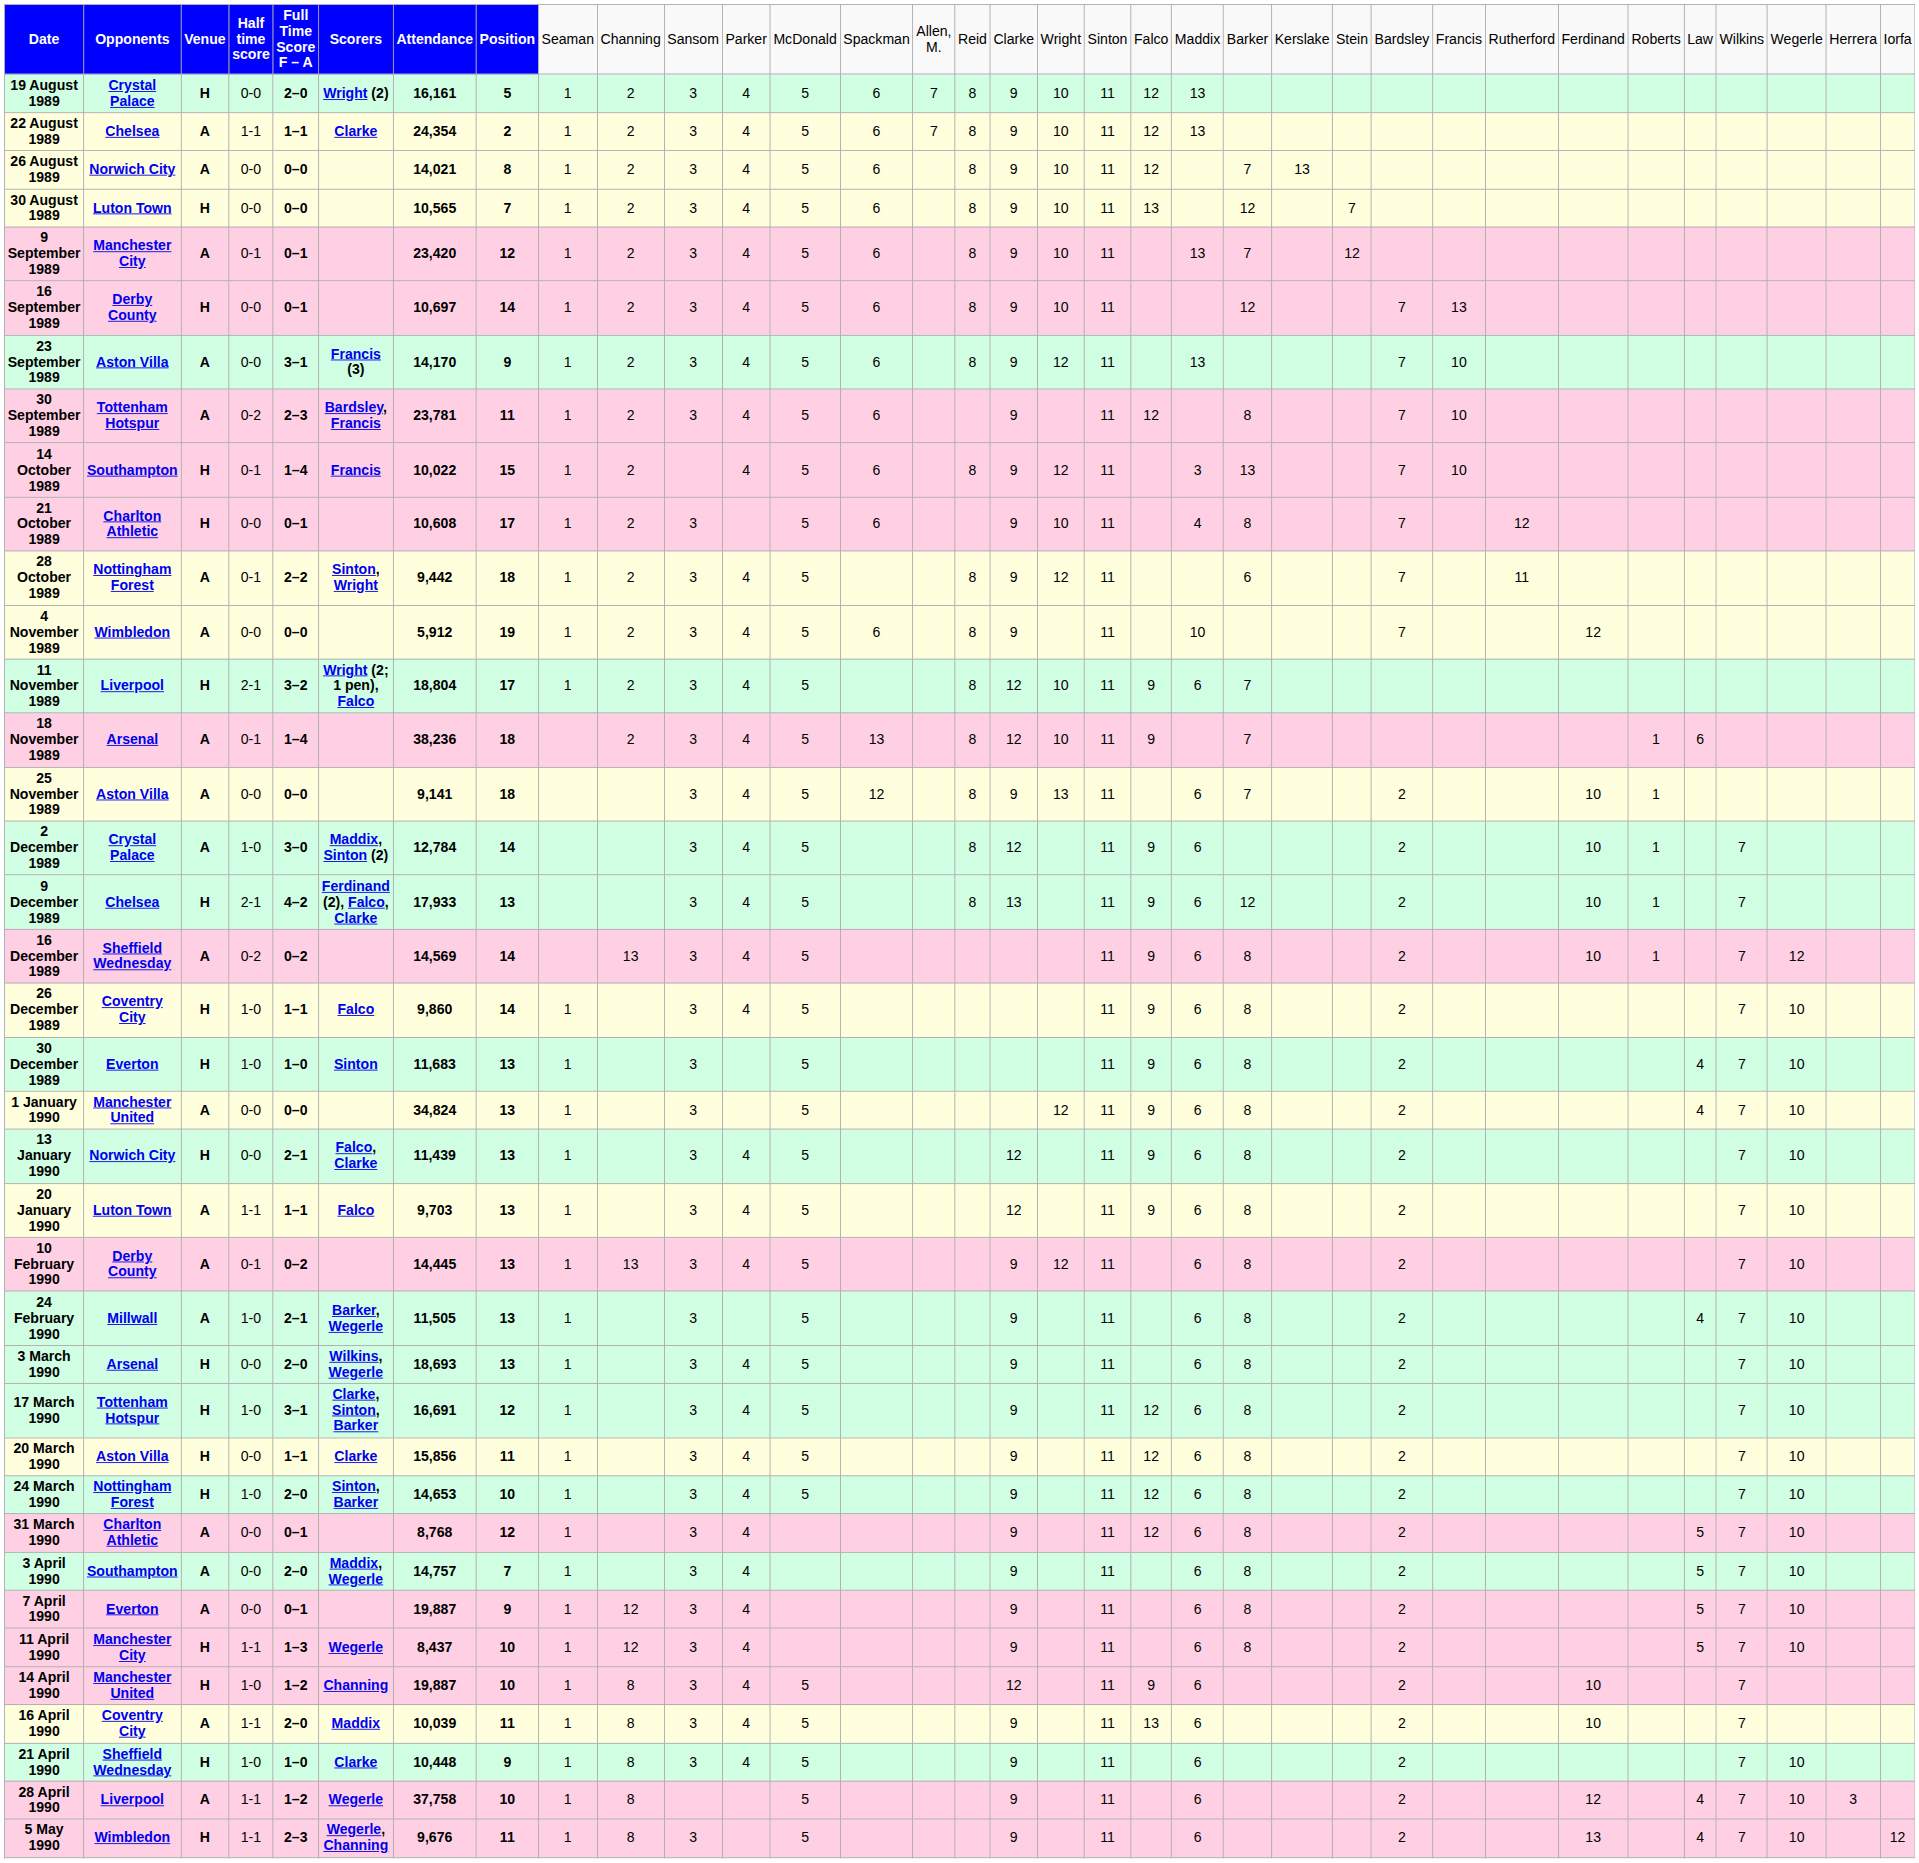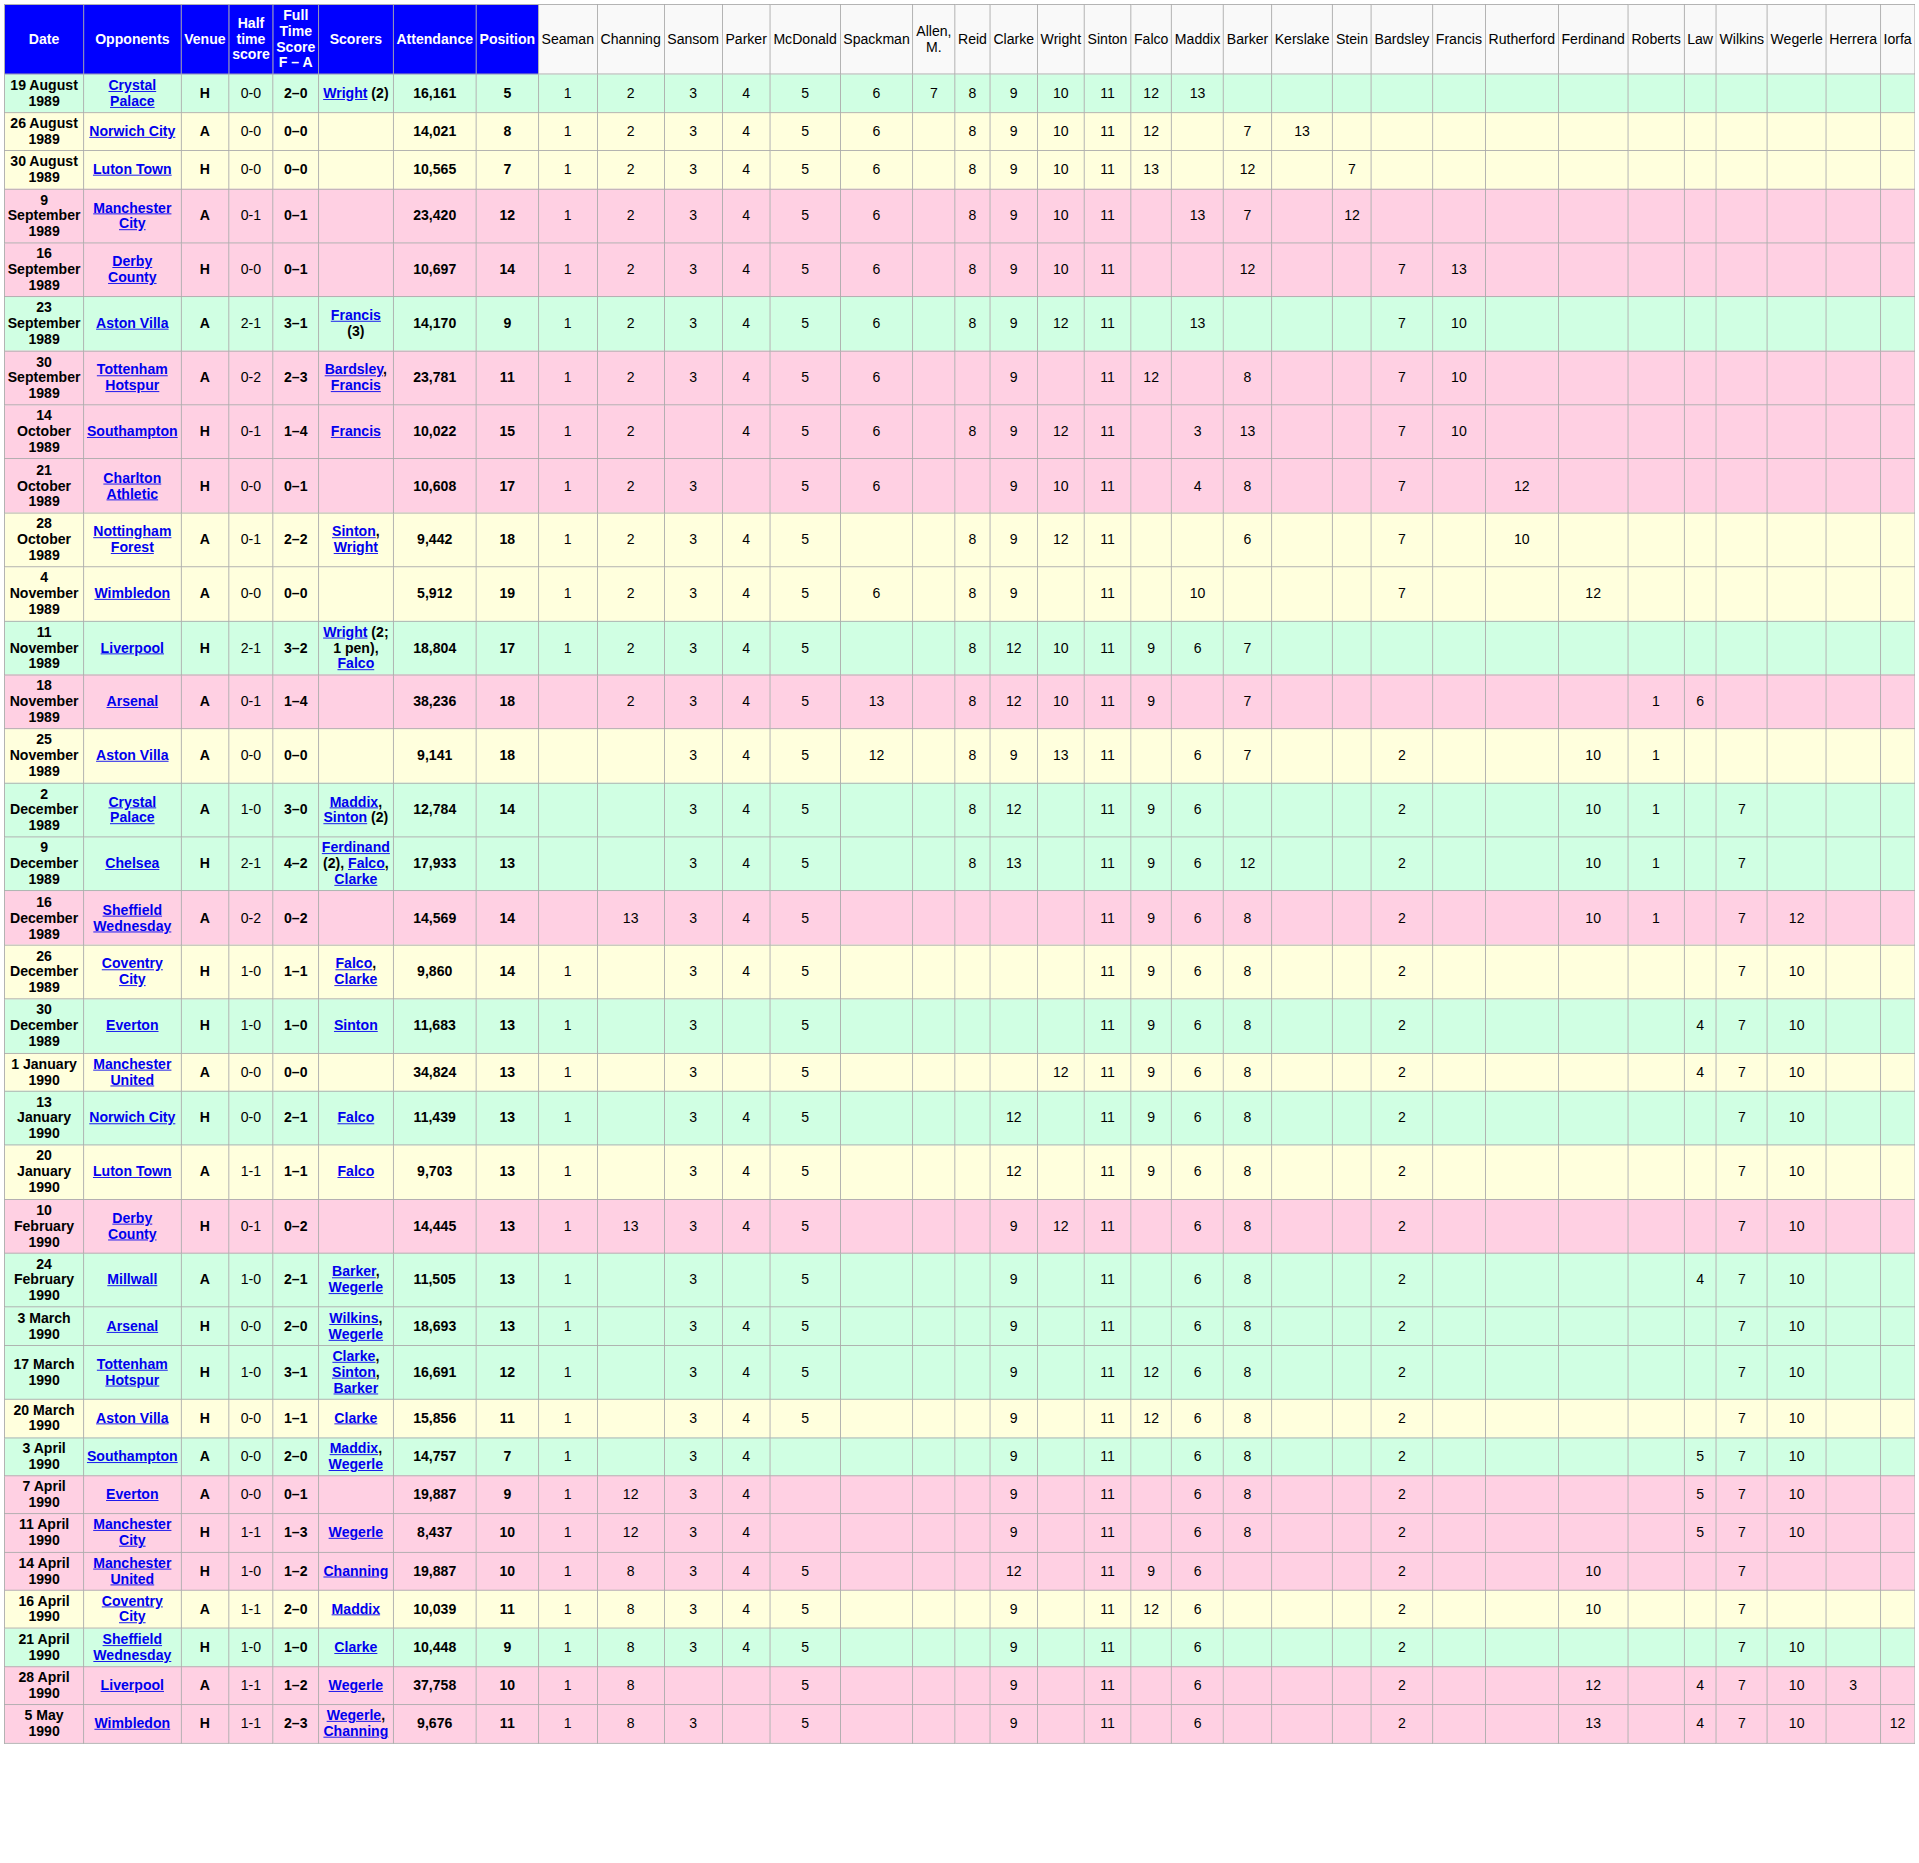- row: (44, 131)
(251, 362) 0-0 -> (251, 323) 2-1
(1522, 578) 11 -> (1522, 539) 10
(356, 1010) Falco -> (356, 972) Falco, Clarke
(356, 1156) Falco, Clarke -> (356, 1118) Falco
(205, 1264) A -> (205, 1226) H
- row: (44, 1494)
- row: (44, 1533)
(1151, 1723) 13 -> (1151, 1609) 12
